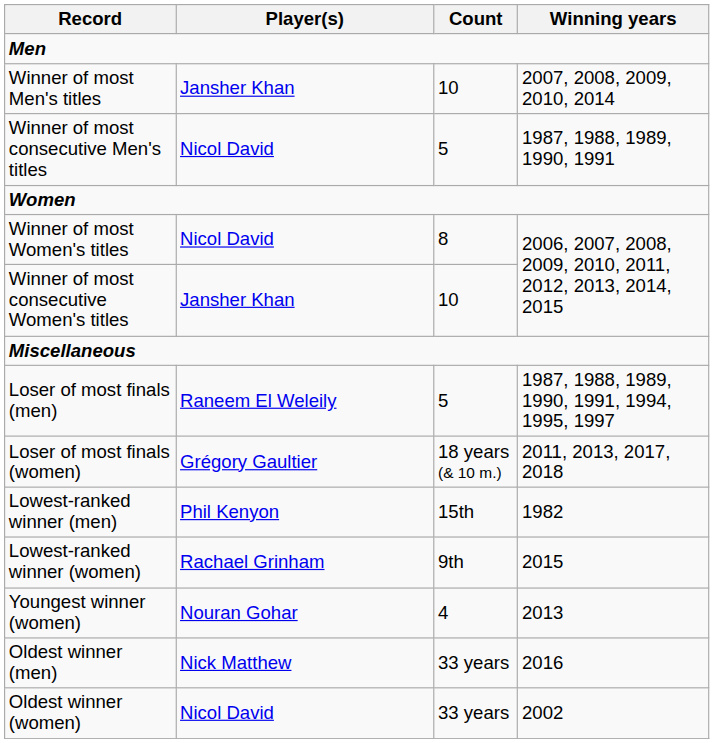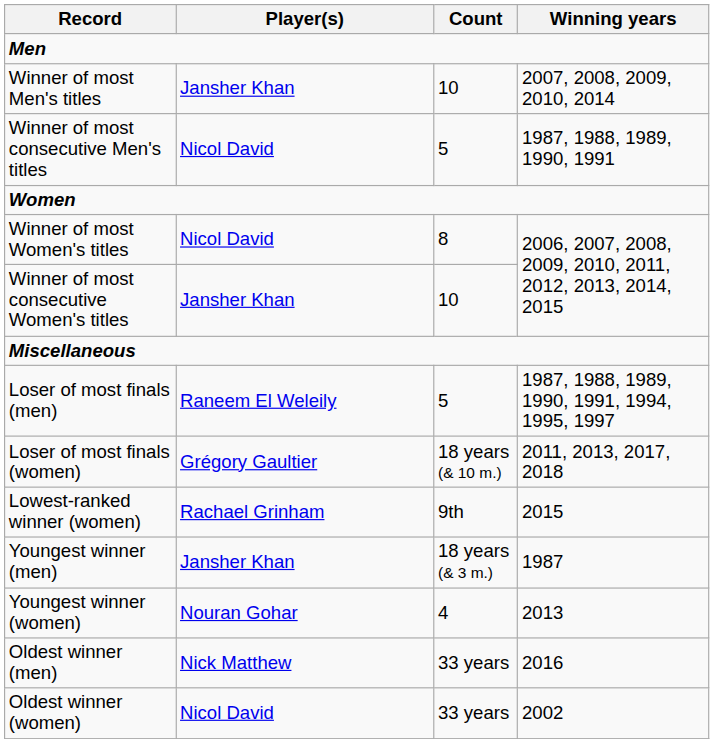- row: (70, 511)
+ row: (77, 562)
